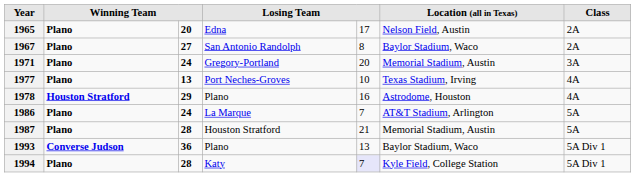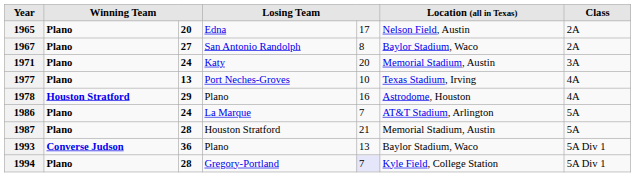(242, 63) Gregory-Portland -> (215, 63) Katy
(215, 163) Katy -> (242, 163) Gregory-Portland
